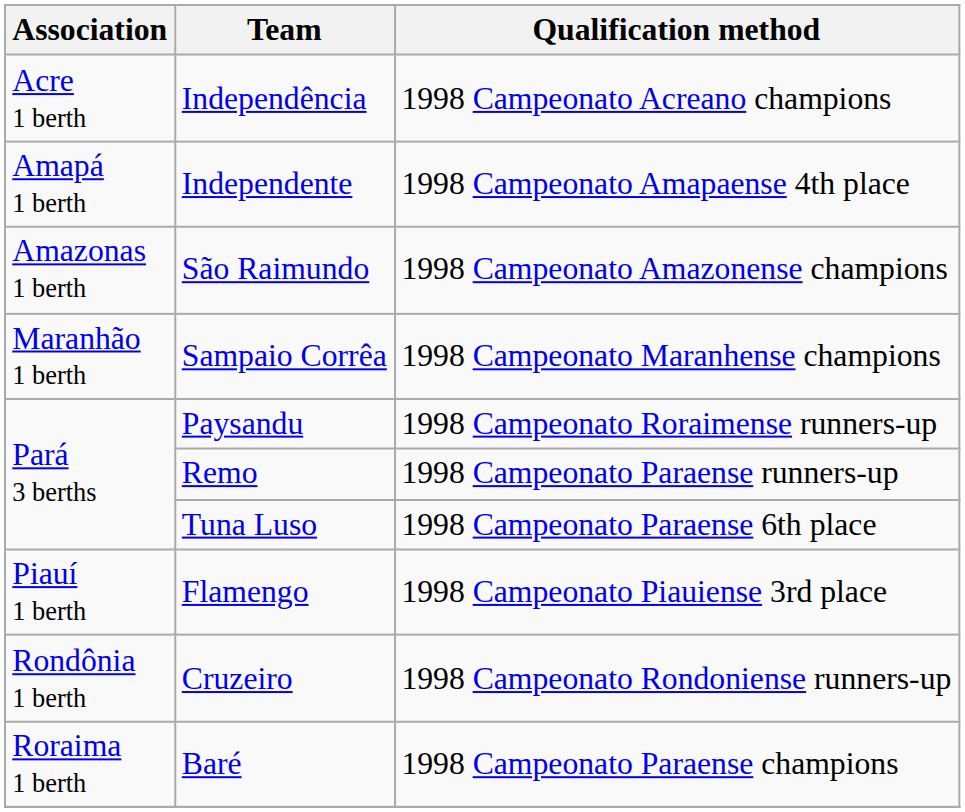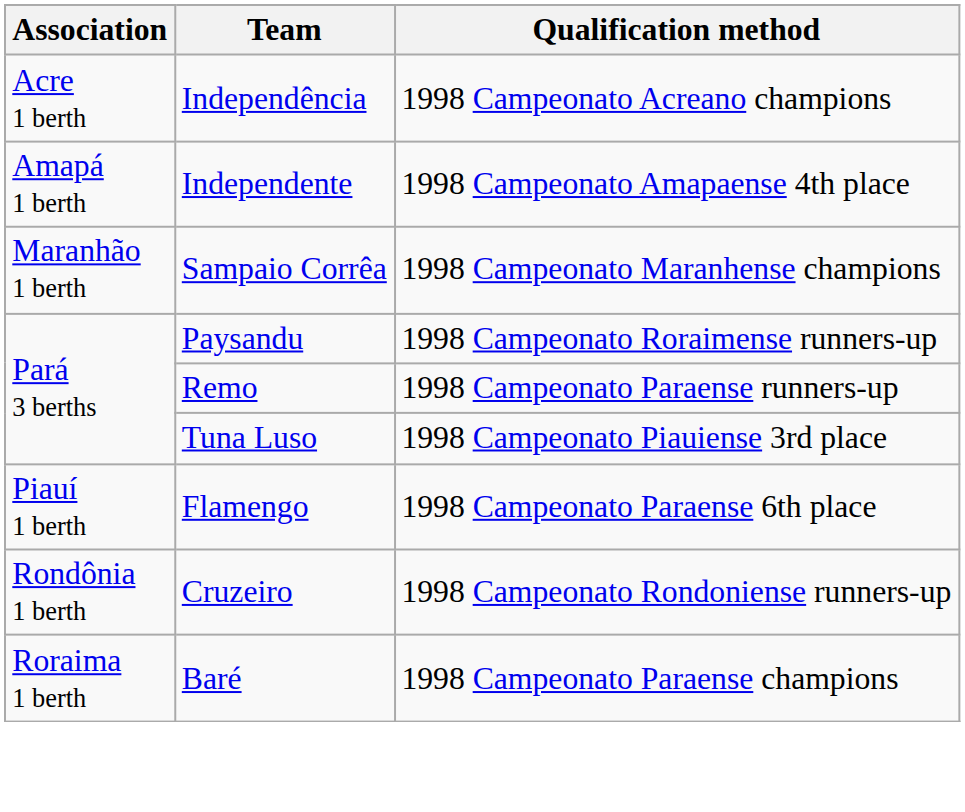- row: (276, 269)
(639, 523) 1998 Campeonato Paraense 6th place -> (644, 437) 1998 Campeonato Piauiense 3rd place
(644, 591) 1998 Campeonato Piauiense 3rd place -> (639, 506) 1998 Campeonato Paraense 6th place
